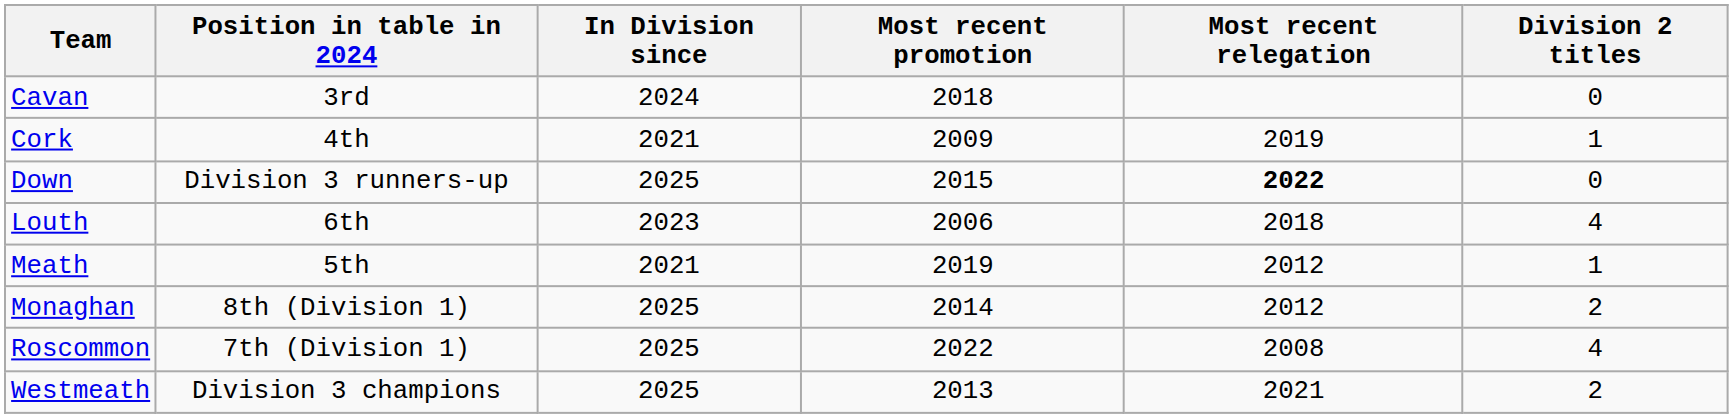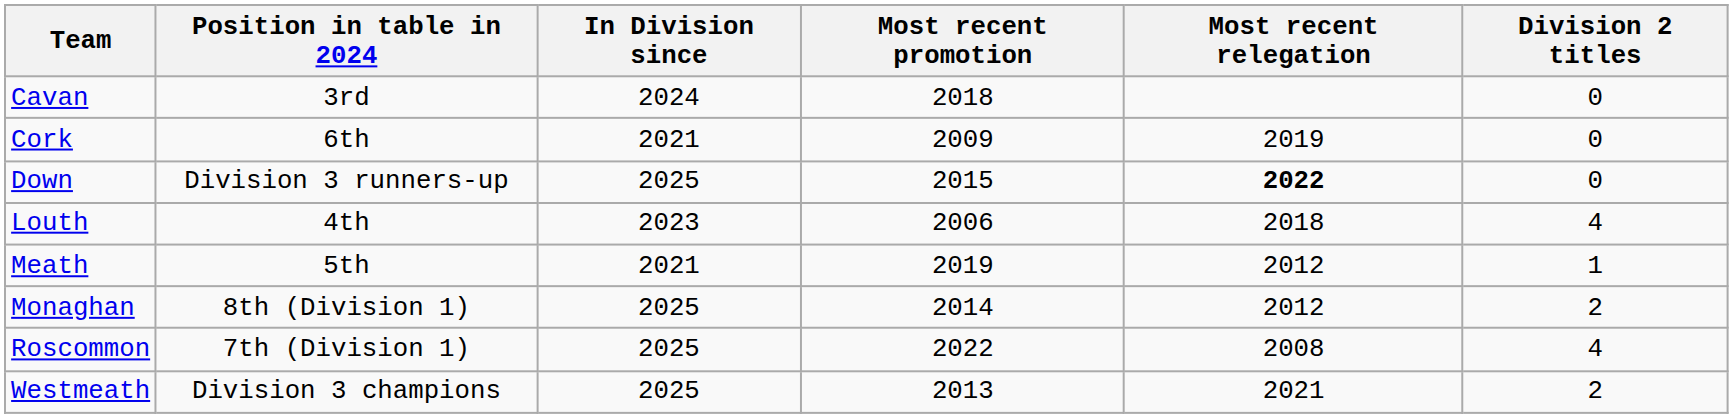(346, 140) 4th -> (346, 140) 6th
(1595, 140) 1 -> (1595, 140) 0
(346, 223) 6th -> (346, 223) 4th
